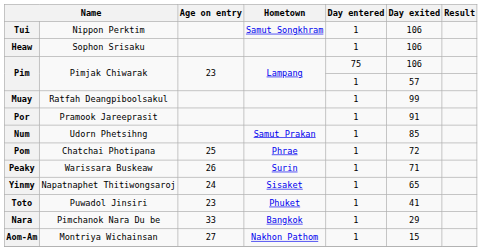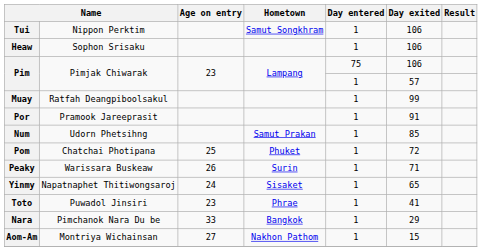(285, 151) Phrae -> (285, 151) Phuket
(285, 203) Phuket -> (285, 203) Phrae
